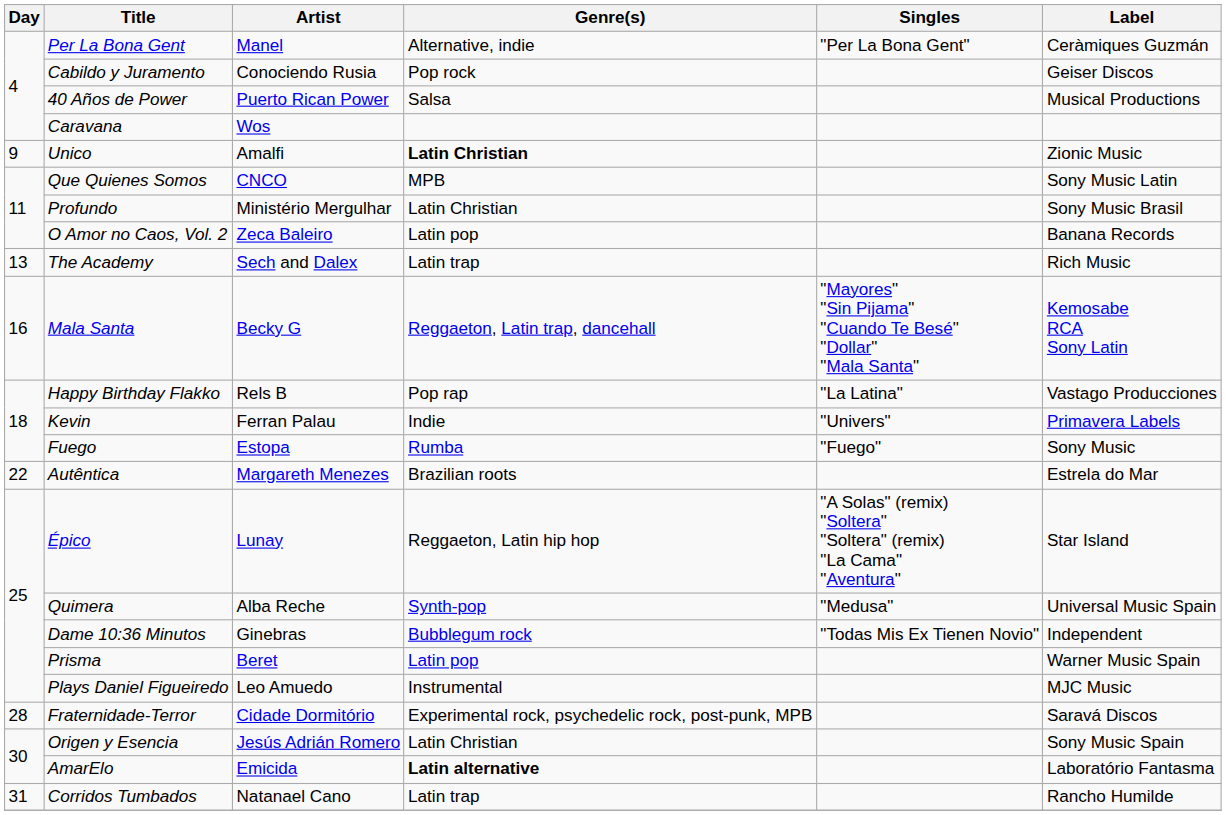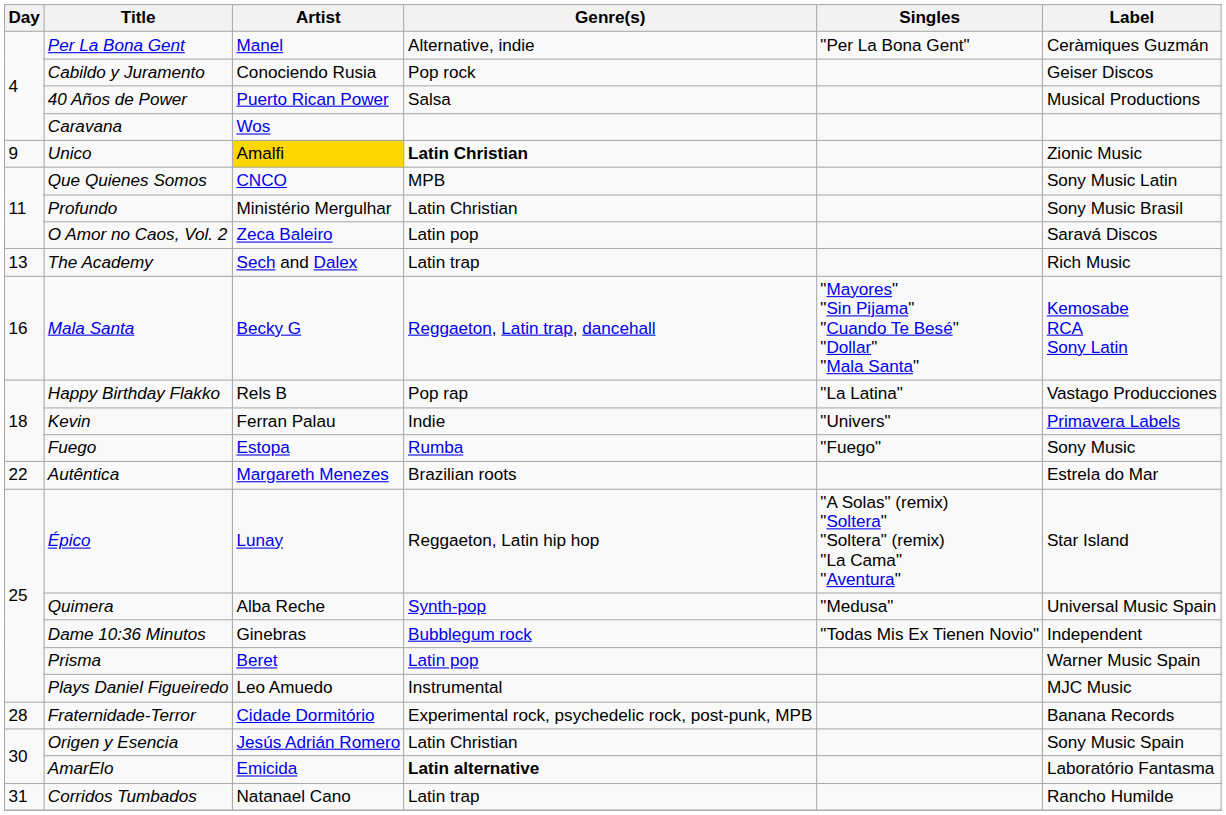(260, 153) no background -> (260, 153) gold background
(1111, 235) Banana Records -> (1102, 235) Saravá Discos
(1102, 715) Saravá Discos -> (1111, 715) Banana Records
